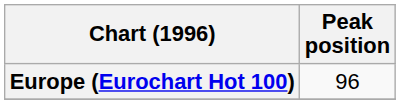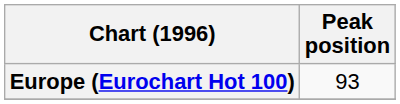(347, 81) 96 -> (347, 81) 93
